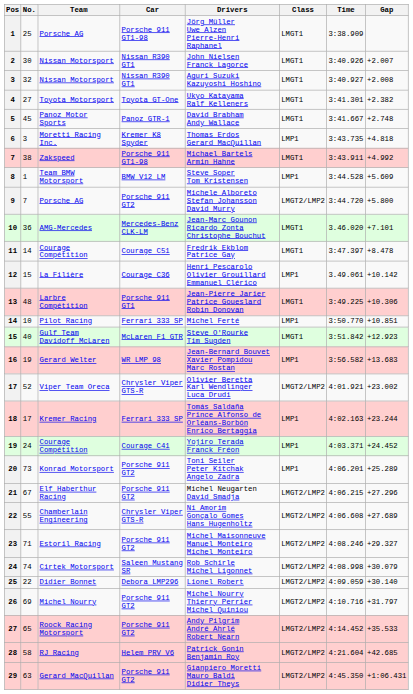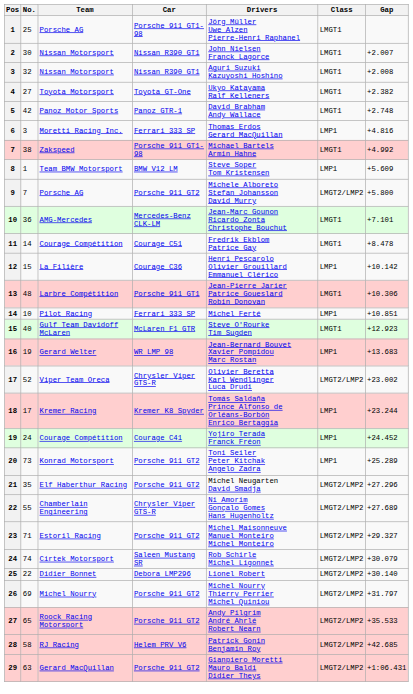- column: (346, 10)
(27, 119) 45 -> (27, 111) 42
(141, 138) Kremer K8 Spyder -> (165, 131) Ferrari 333 SP
(380, 138) +4.818 -> (380, 131) +4.816
(152, 419) Ferrari 333 SP -> (169, 411) Kremer K8 Spyder
(27, 493) 67 -> (27, 485) 35
